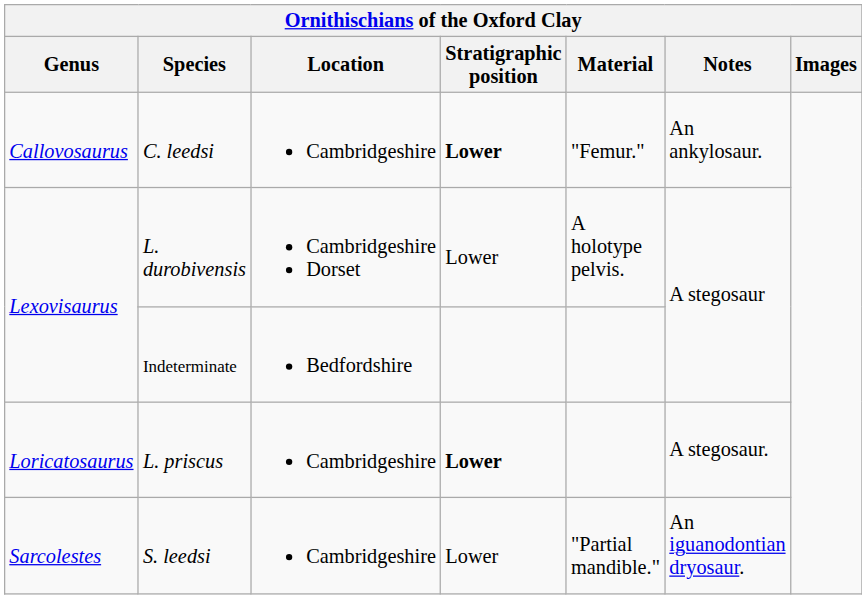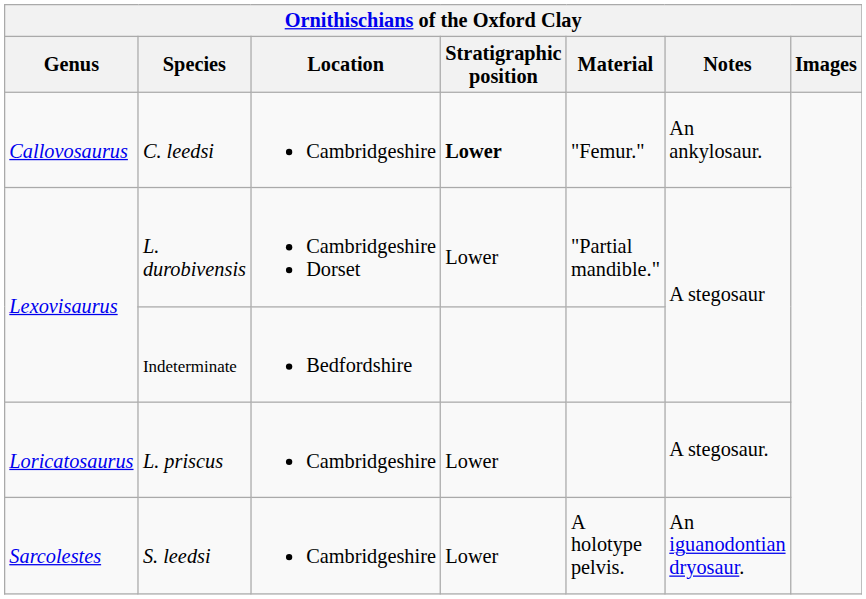(606, 246) A holotype pelvis. -> (615, 258) "Partial mandible."
(474, 461) bold -> (472, 461) normal
(615, 556) "Partial mandible." -> (606, 545) A holotype pelvis.
